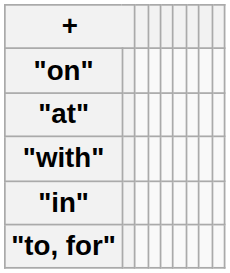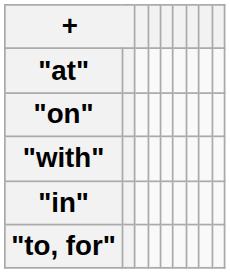rows swapped: (64, 114) <-> (64, 70)
